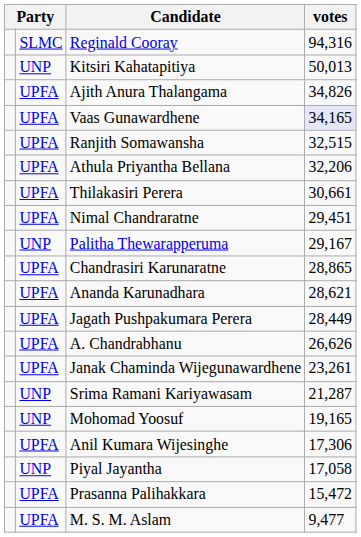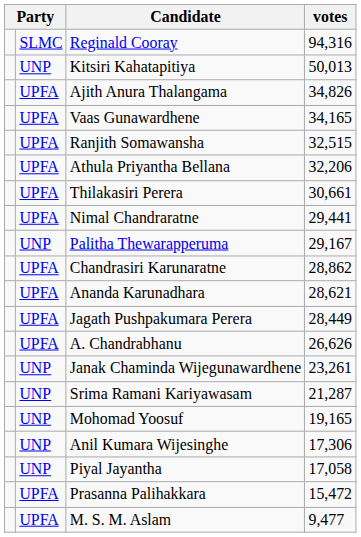(330, 117) lavender background -> (330, 117) no background
(330, 218) 29,451 -> (330, 218) 29,441
(330, 268) 28,865 -> (330, 268) 28,862
(39, 368) UPFA -> (35, 368) UNP
(39, 444) UPFA -> (35, 444) UNP
